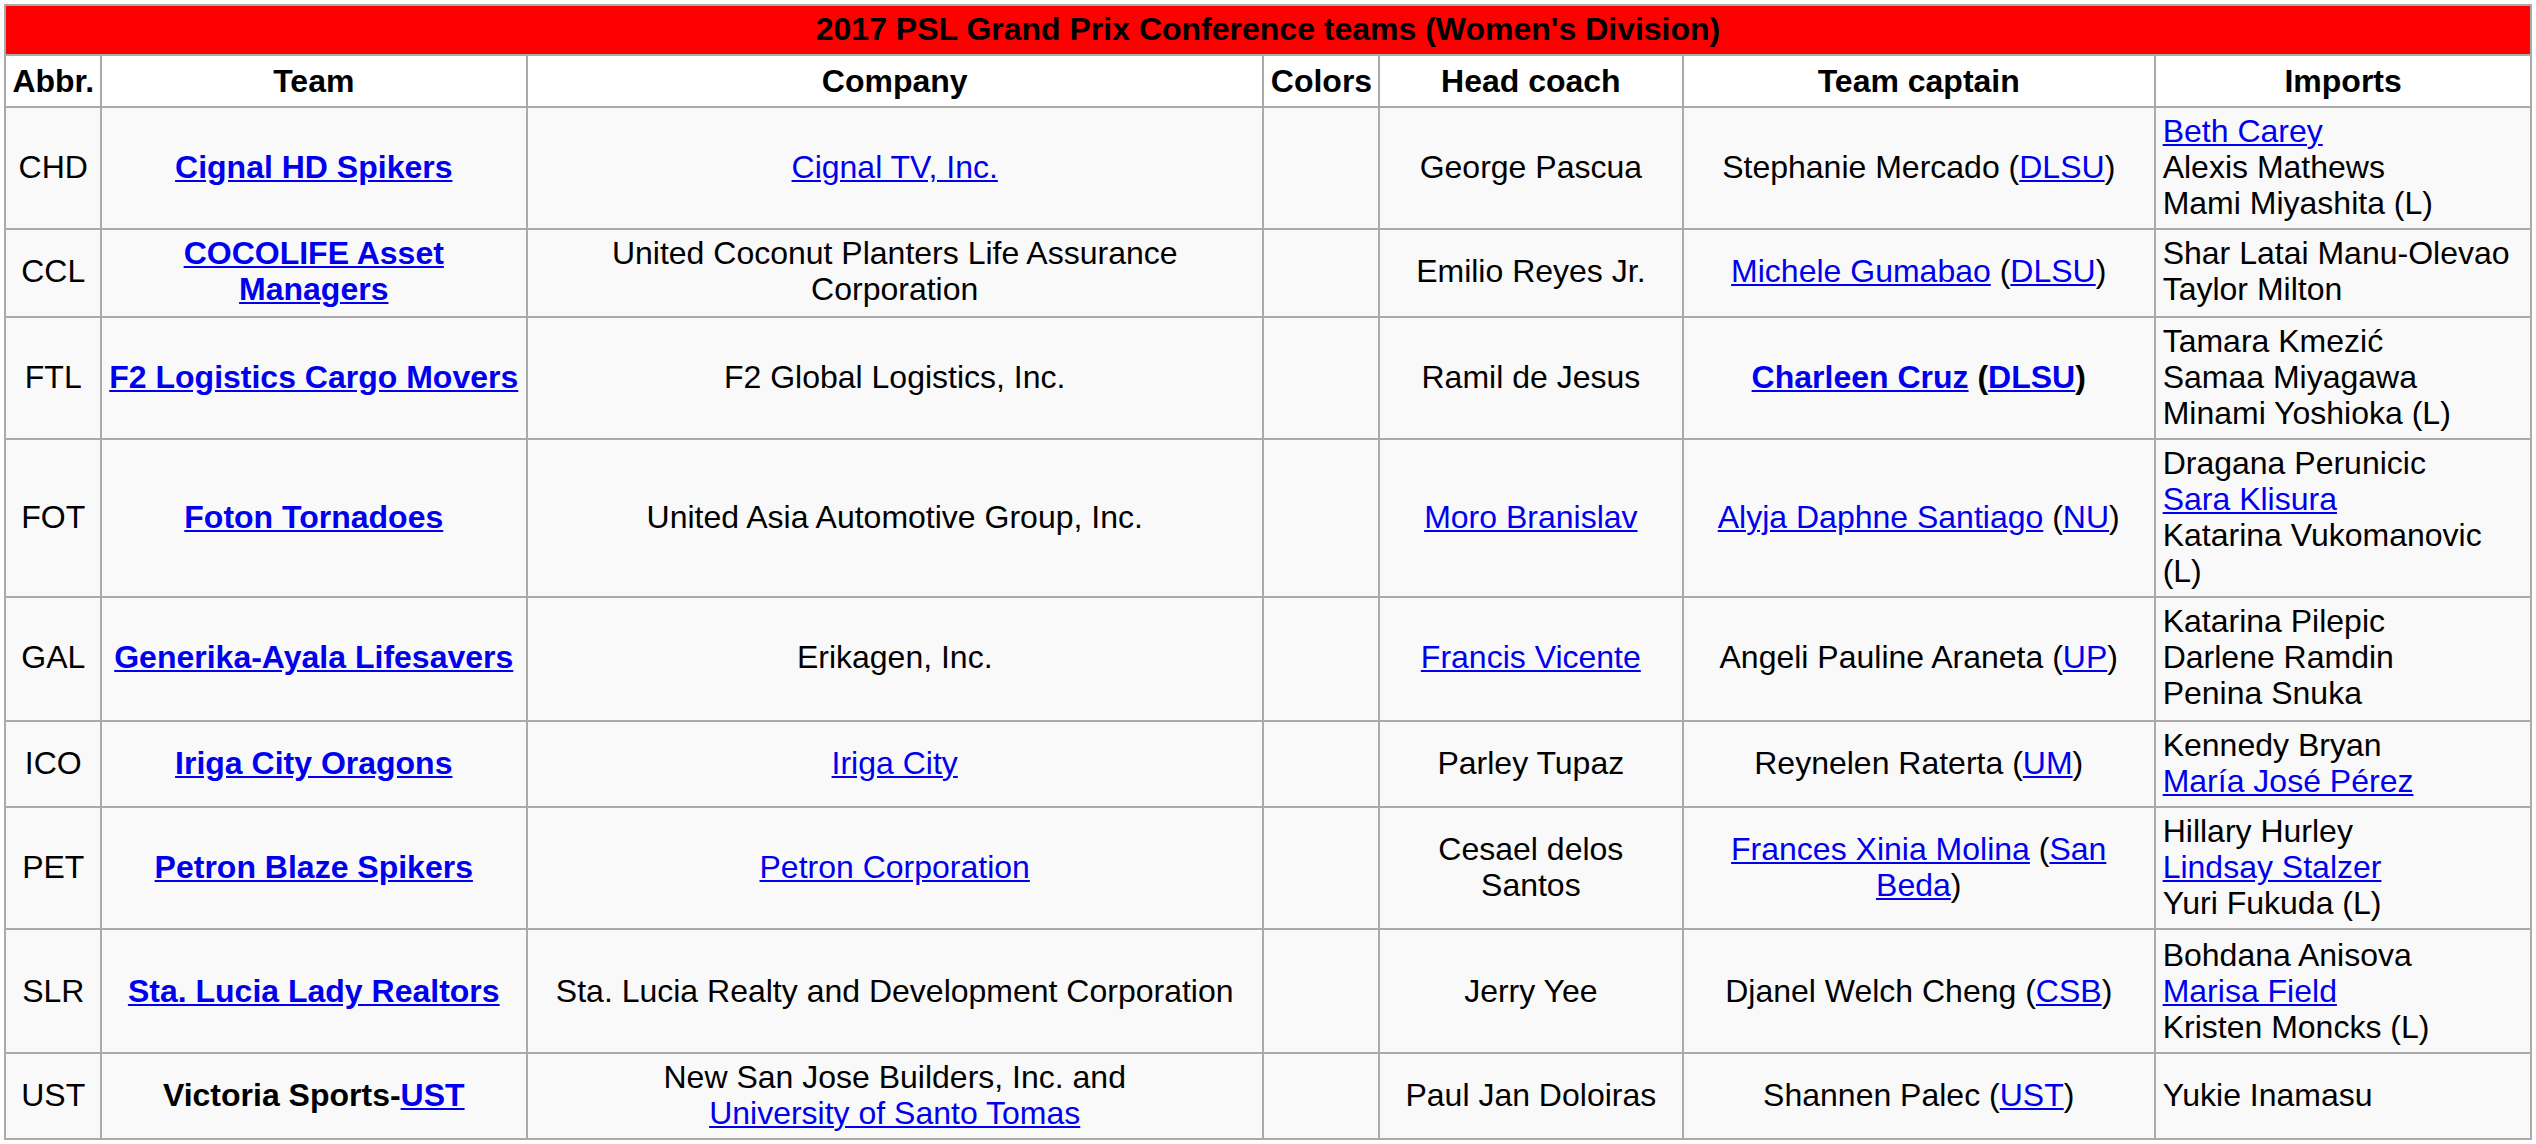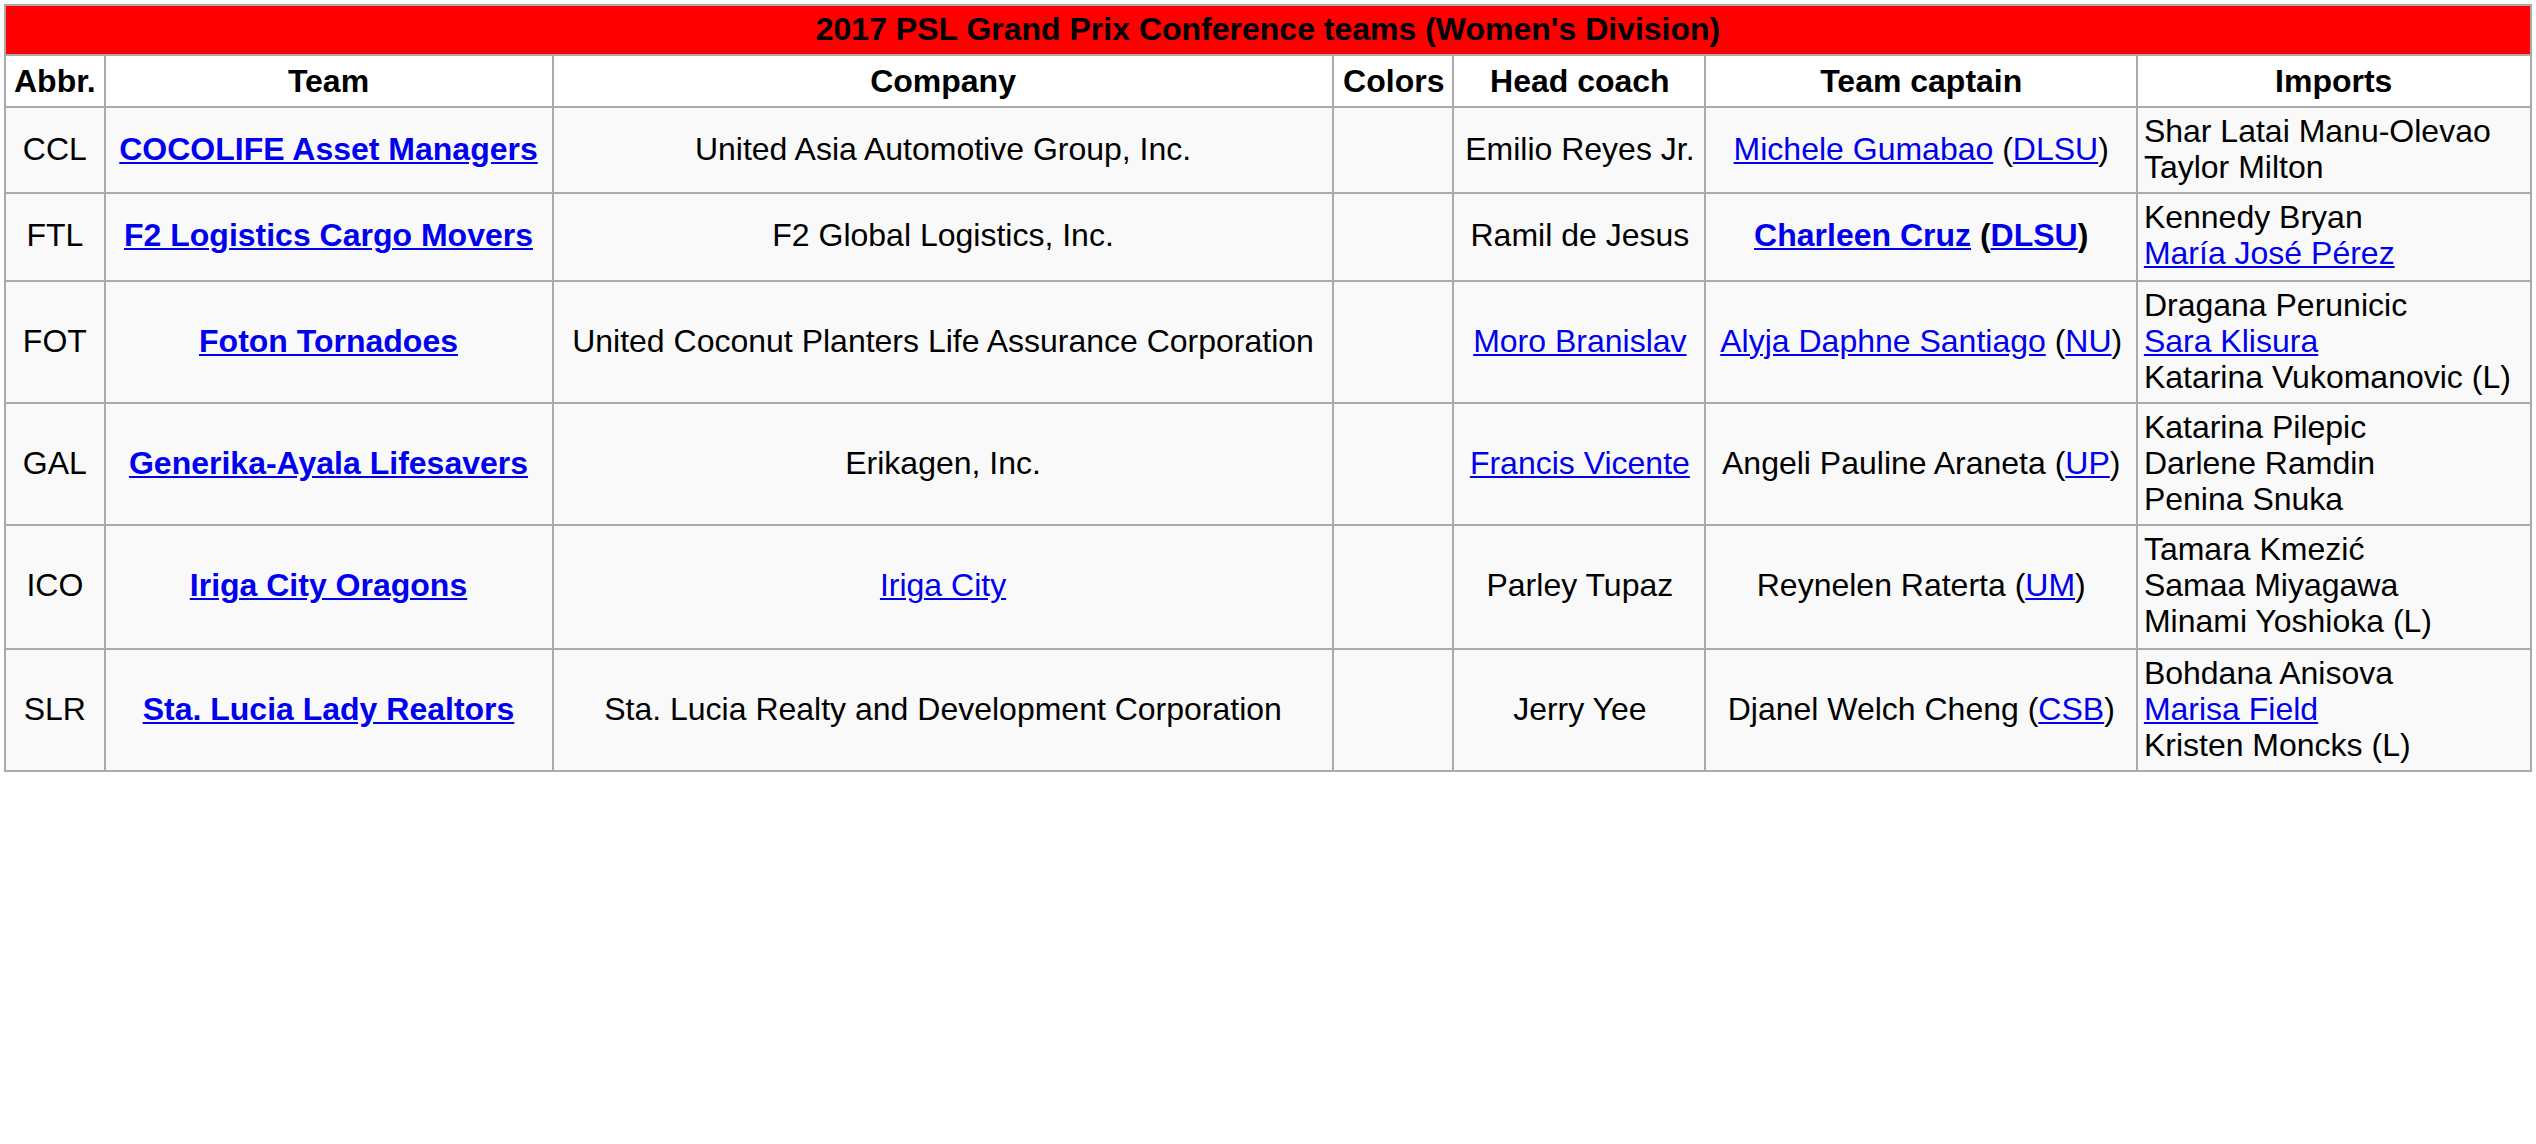- row: (53, 167)
(895, 272) United Coconut Planters Life Assurance Corporation -> (943, 149) United Asia Automotive Group, Inc.
(2307, 376) Tamara Kmezić Samaa Miyagawa Minami Yoshioka (L) -> (2269, 236) Kennedy Bryan María José Pérez
(895, 517) United Asia Automotive Group, Inc. -> (943, 340) United Coconut Planters Life Assurance Corporation
(2288, 763) Kennedy Bryan María José Pérez -> (2288, 586) Tamara Kmezić Samaa Miyagawa Minami Yoshioka (L)
- row: (53, 867)
- row: (53, 1095)
